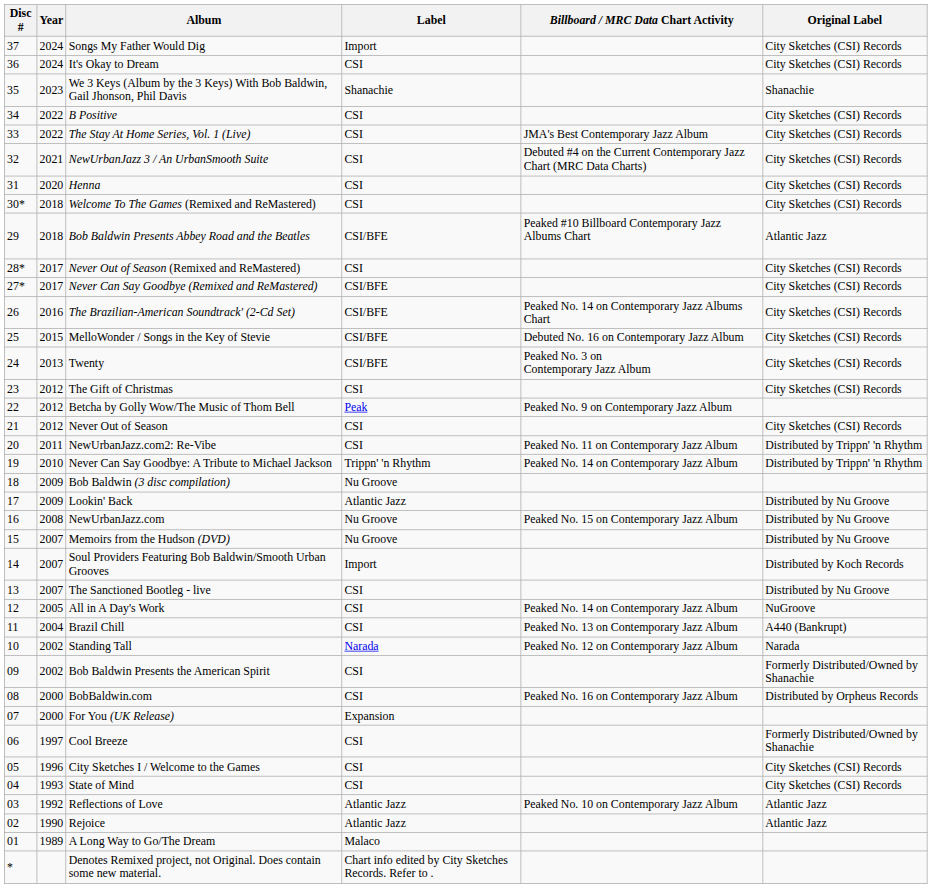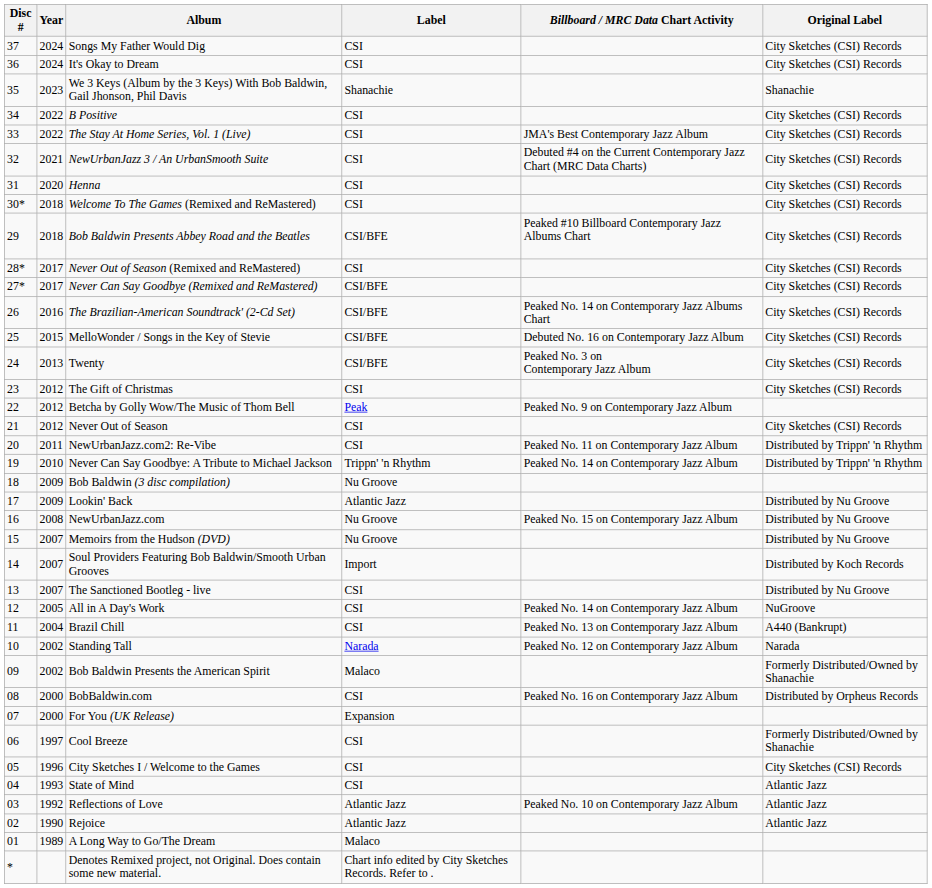(361, 45) Import -> (354, 45) CSI
(796, 236) Atlantic Jazz -> (833, 236) City Sketches (CSI) Records
(354, 671) CSI -> (362, 671) Malaco
(833, 785) City Sketches (CSI) Records -> (796, 785) Atlantic Jazz
